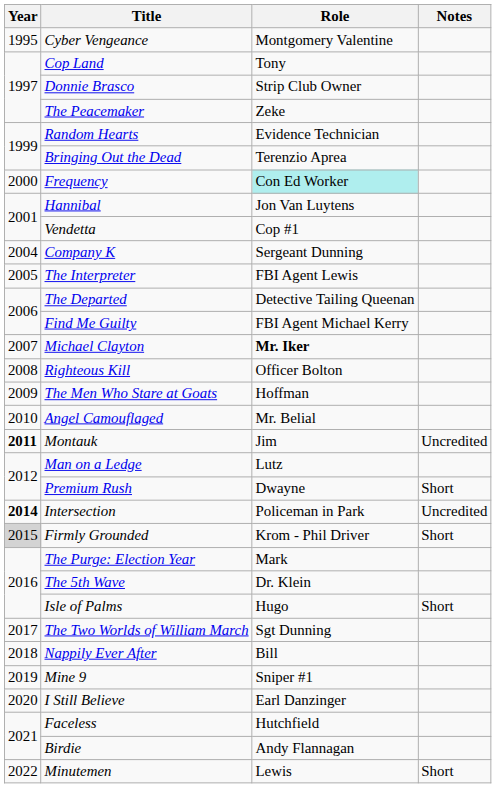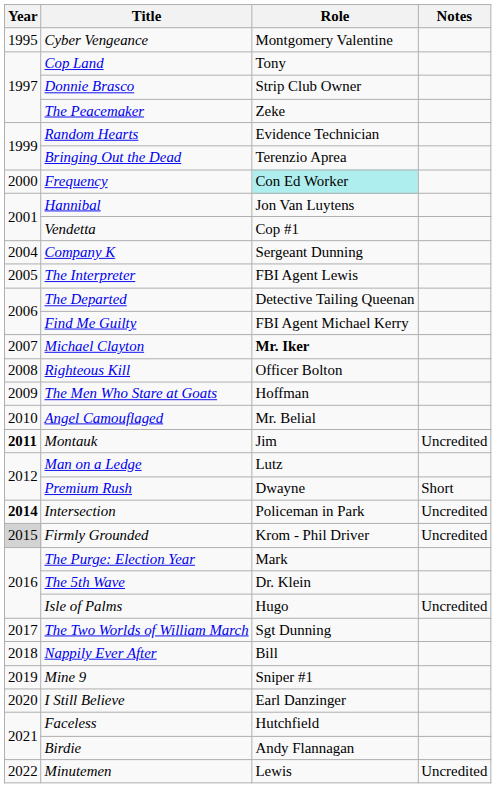(437, 535) Short -> (454, 535) Uncredited
(437, 606) Short -> (454, 606) Uncredited
(437, 771) Short -> (454, 771) Uncredited
